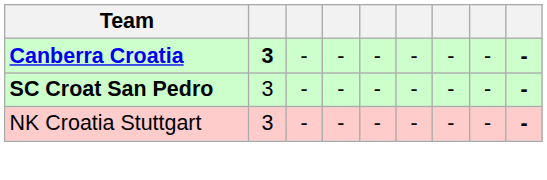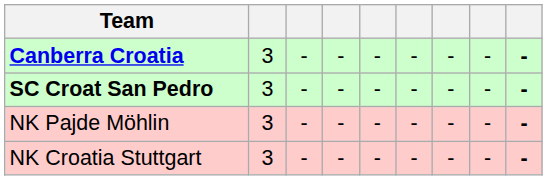(267, 55) bold -> (267, 55) normal
+ row: (89, 123)
